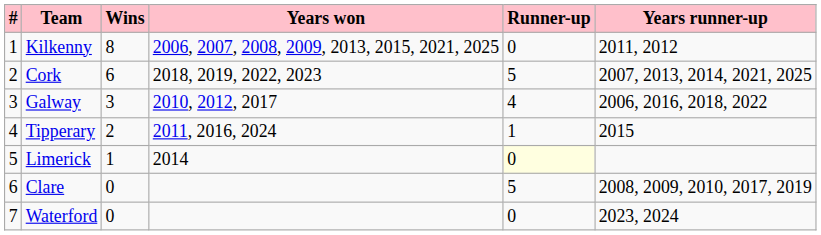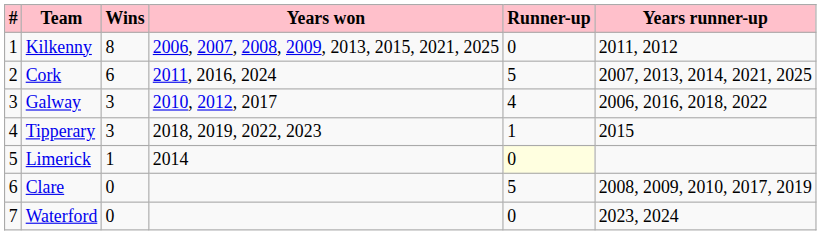(237, 74) 2018, 2019, 2022, 2023 -> (215, 74) 2011, 2016, 2024
(110, 131) 2 -> (110, 131) 3
(215, 131) 2011, 2016, 2024 -> (237, 131) 2018, 2019, 2022, 2023
